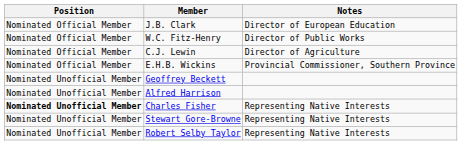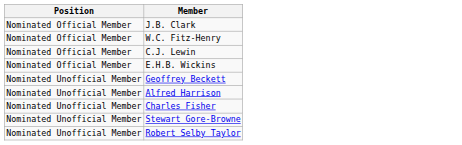- column: (350, 11)
(74, 106) bold -> (74, 106) normal
